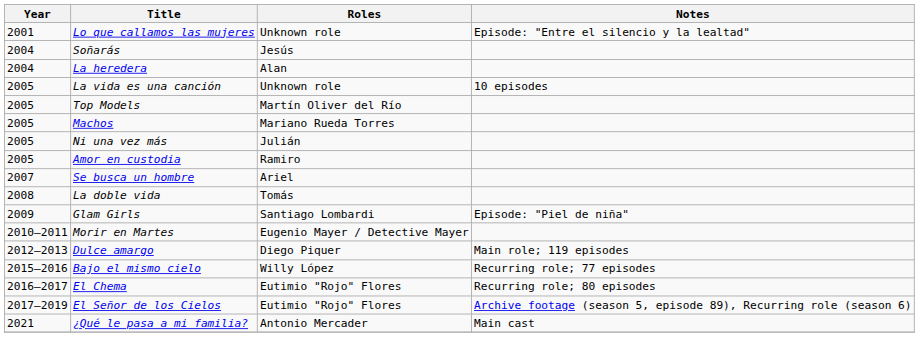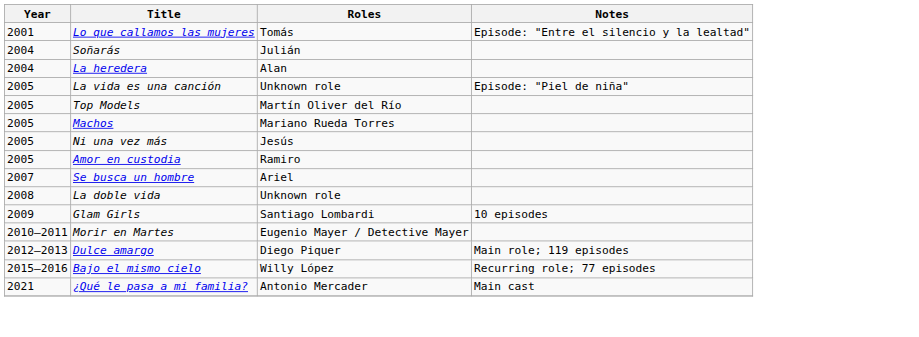(300, 32) Unknown role -> (277, 32) Tomás
(277, 50) Jesús -> (280, 50) Julián
(511, 86) 10 episodes -> (551, 86) Episode: "Piel de niña"
(280, 141) Julián -> (277, 141) Jesús
(277, 196) Tomás -> (300, 196) Unknown role
(551, 214) Episode: "Piel de niña" -> (511, 214) 10 episodes
- row: (100, 287)
- row: (147, 305)
